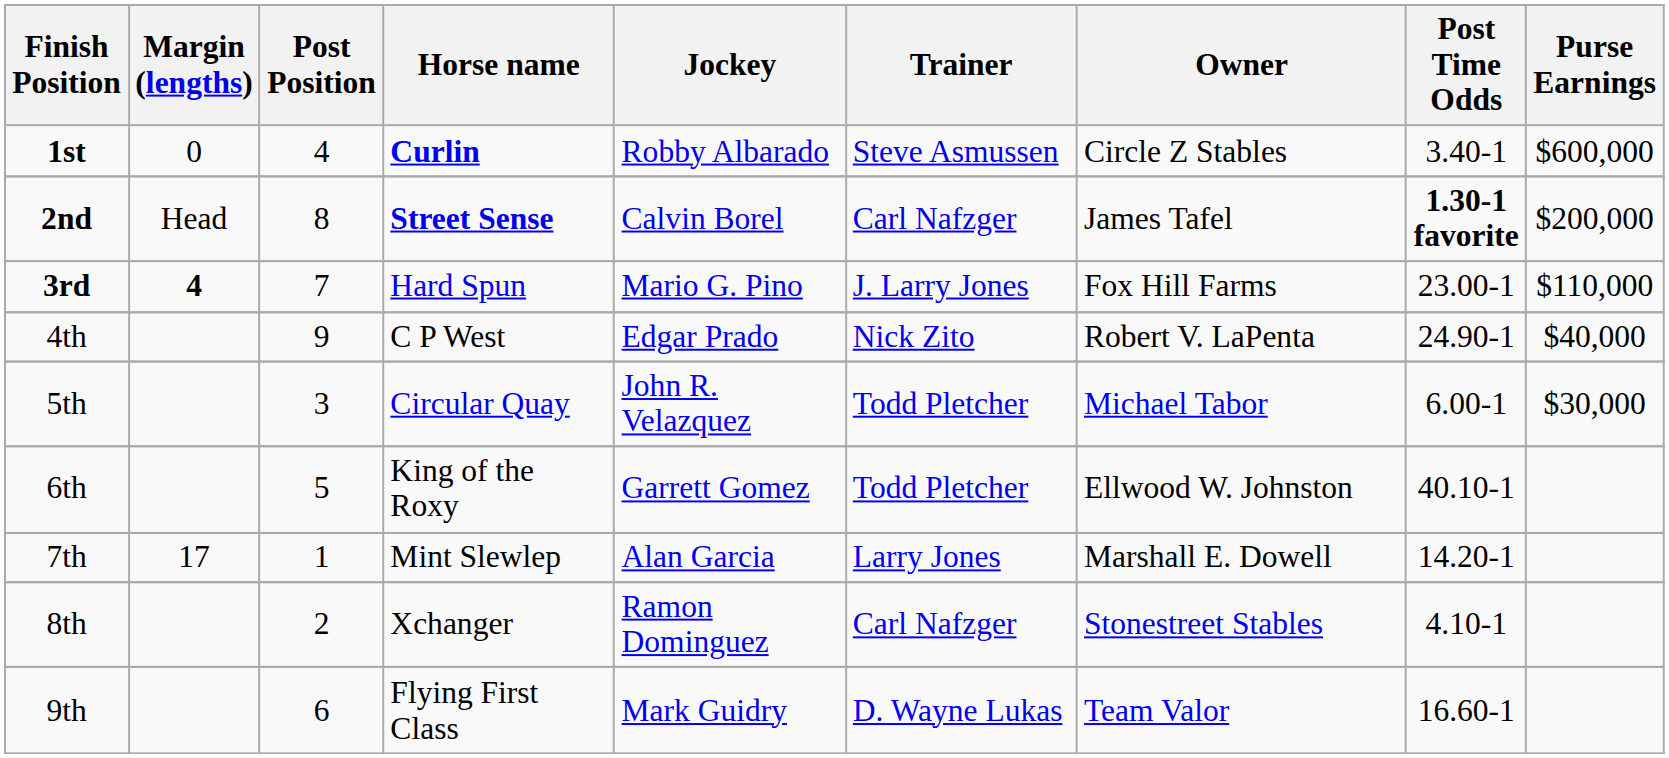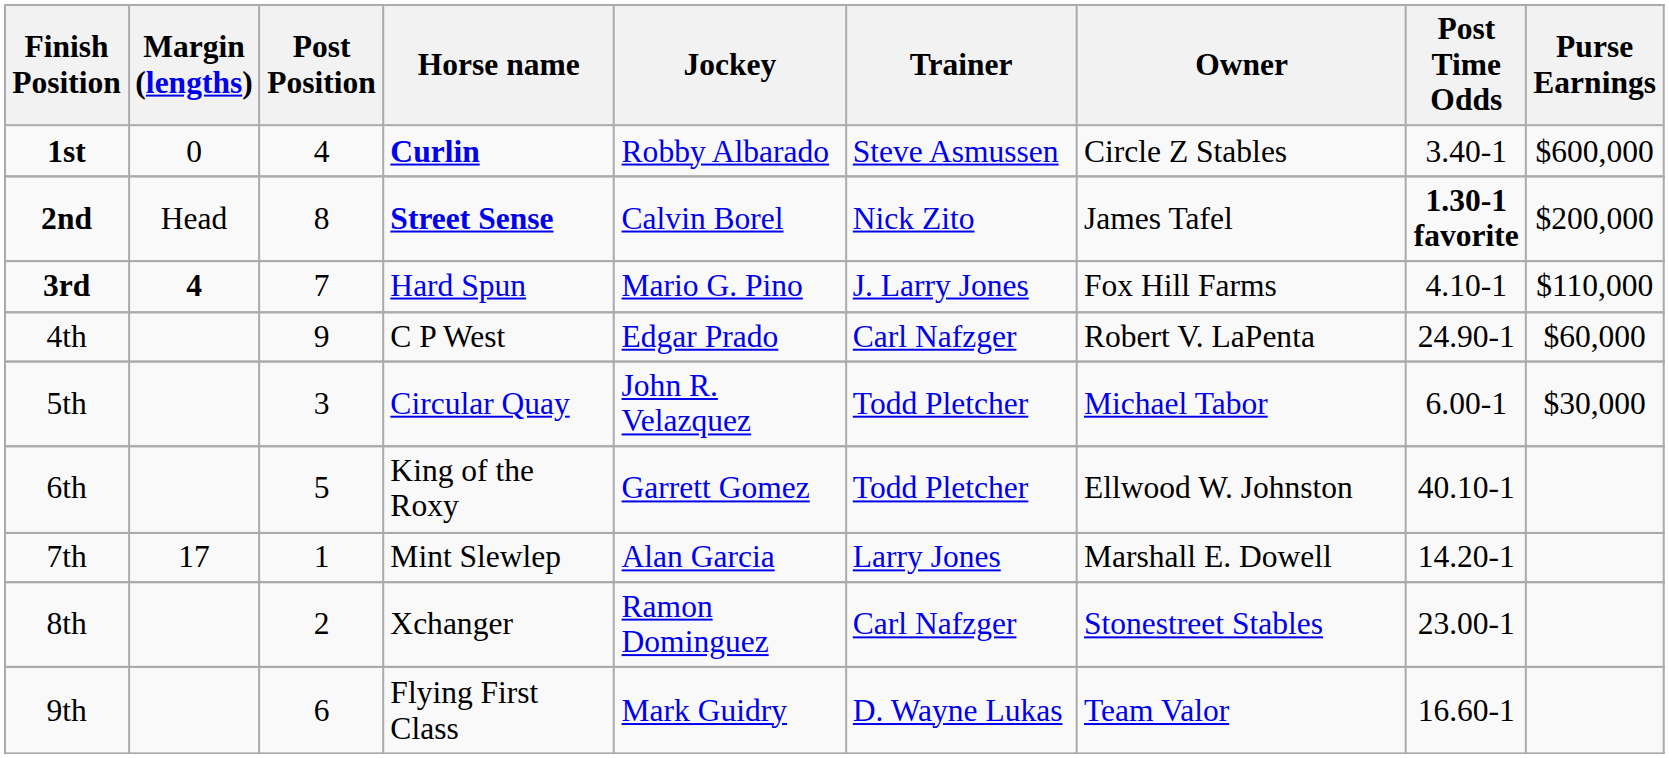(935, 218) Carl Nafzger -> (914, 218) Nick Zito
(1466, 285) 23.00-1 -> (1466, 285) 4.10-1
(914, 335) Nick Zito -> (935, 335) Carl Nafzger
(1595, 335) $40,000 -> (1595, 335) $60,000
(1466, 624) 4.10-1 -> (1466, 624) 23.00-1
